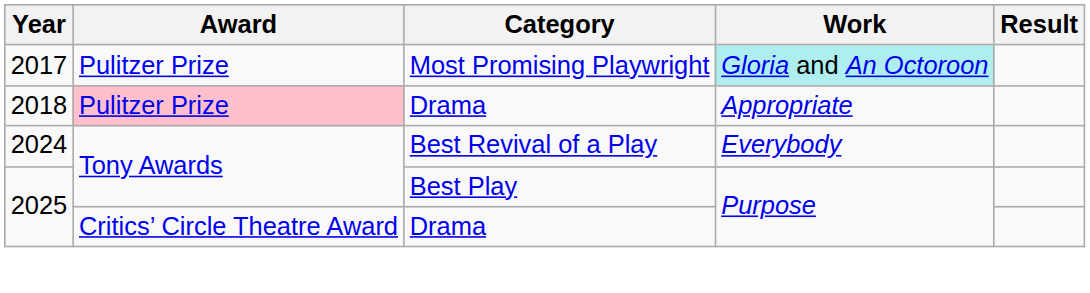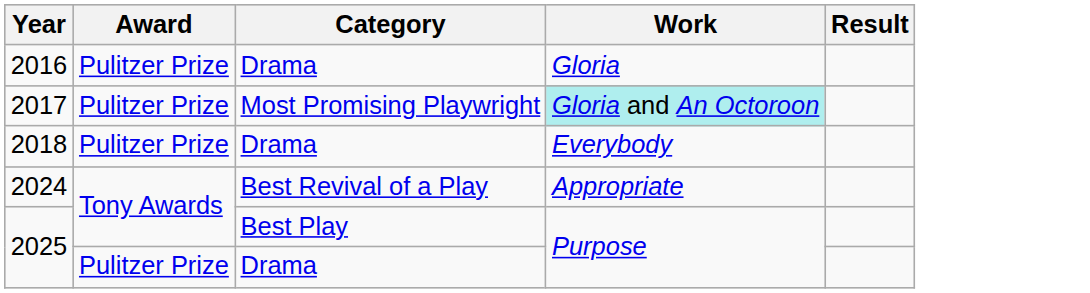+ row: (39, 65)
(154, 105) pink background -> (154, 145) no background
(787, 105) Appropriate -> (612, 145) Everybody
(781, 145) Everybody -> (618, 186) Appropriate
(239, 226) Critics’ Circle Theatre Award -> (154, 266) Pulitzer Prize
